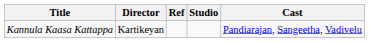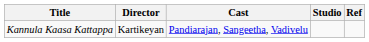columns swapped: (292, 12) <-> (177, 12)
